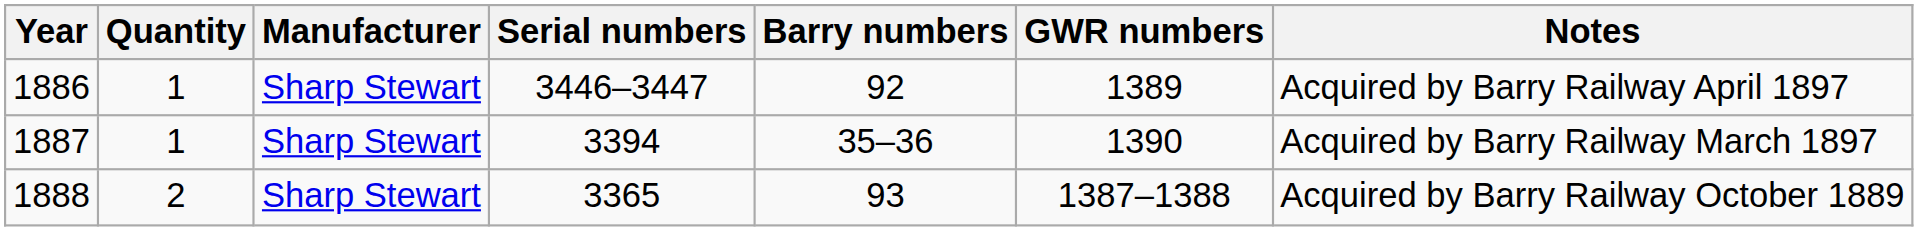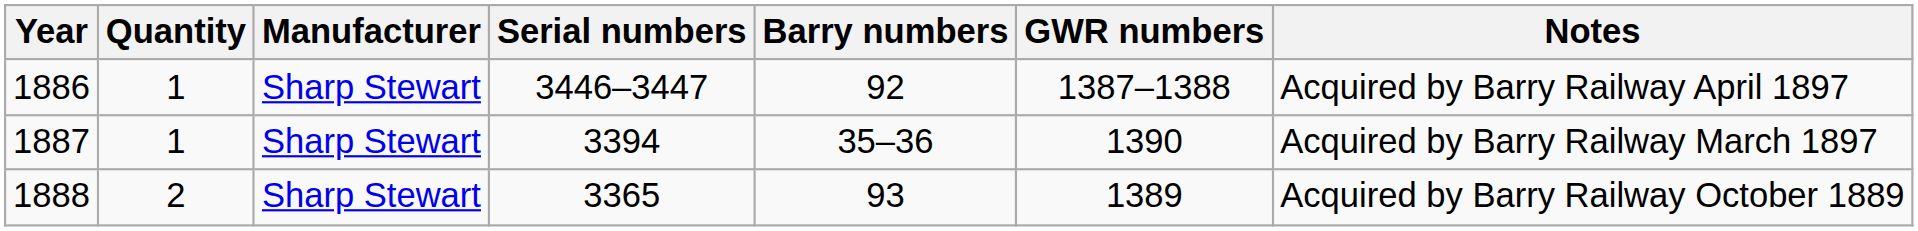(1144, 86) 1389 -> (1144, 86) 1387–1388
(1144, 196) 1387–1388 -> (1144, 196) 1389
